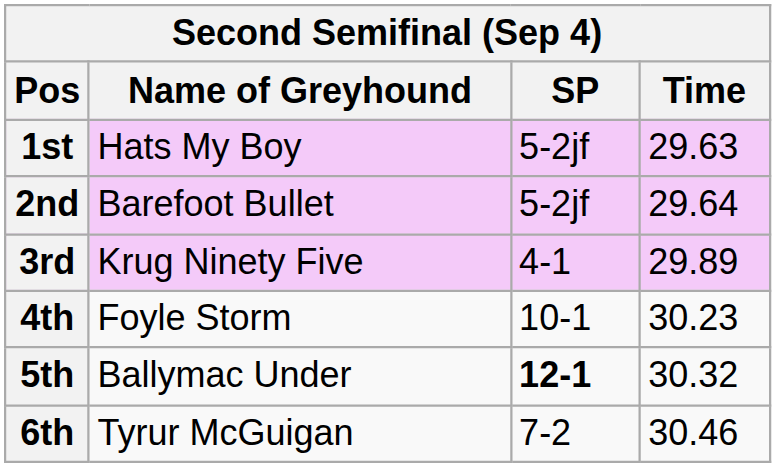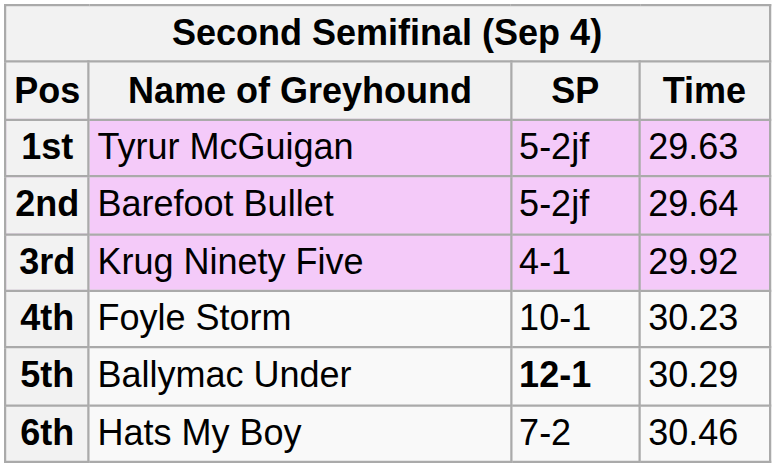(200, 147) Hats My Boy -> (226, 147) Tyrur McGuigan
(693, 261) 29.89 -> (693, 261) 29.92
(693, 375) 30.32 -> (693, 375) 30.29
(226, 432) Tyrur McGuigan -> (200, 432) Hats My Boy
